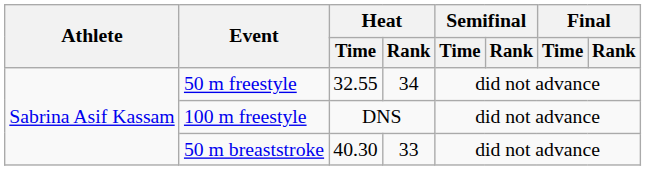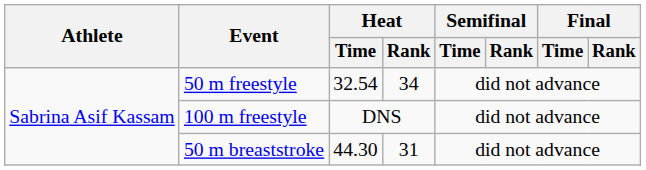(356, 84) 32.55 -> (356, 84) 32.54
(356, 149) 40.30 -> (356, 149) 44.30
(409, 149) 33 -> (409, 149) 31
